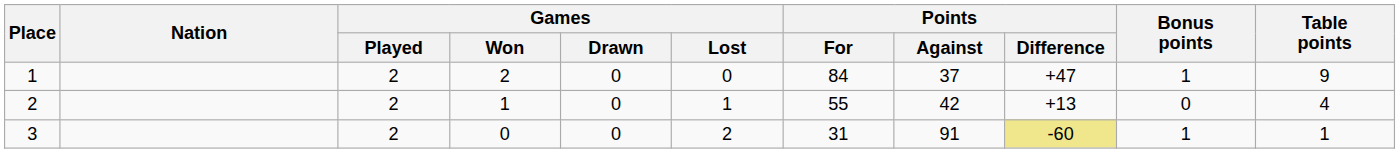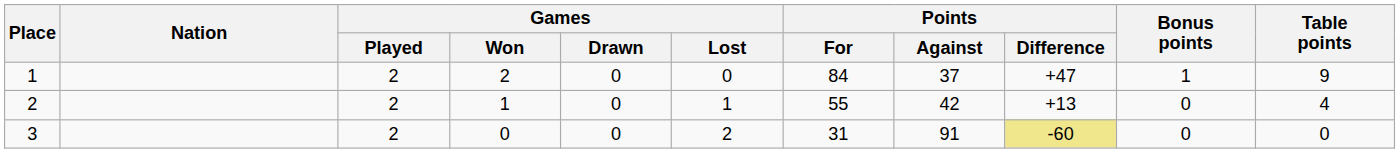(1186, 133) 1 -> (1186, 133) 0
(1325, 133) 1 -> (1325, 133) 0
